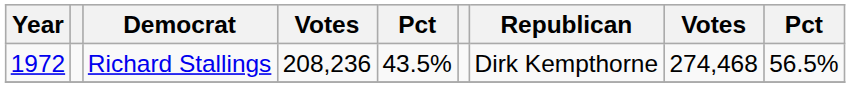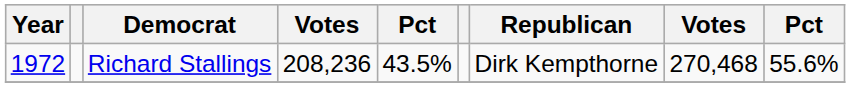(714, 63) 274,468 -> (714, 63) 270,468
(804, 63) 56.5% -> (804, 63) 55.6%
